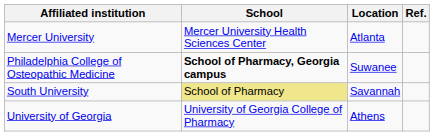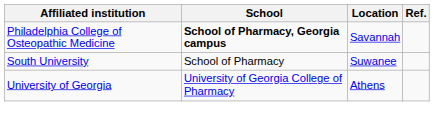- row: (50, 37)
(373, 67) Suwanee -> (375, 37) Savannah
(234, 91) khaki background -> (234, 61) no background
(375, 91) Savannah -> (373, 61) Suwanee
